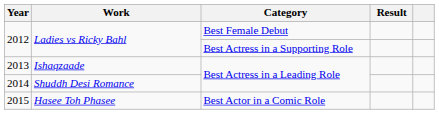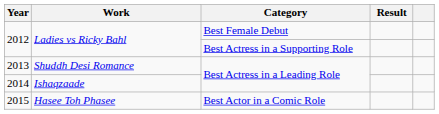(59, 65) Ishaqzaade -> (84, 65) Shuddh Desi Romance
(84, 83) Shuddh Desi Romance -> (59, 83) Ishaqzaade
